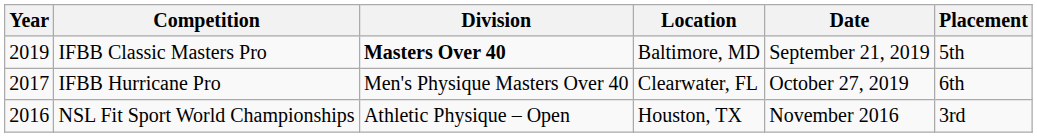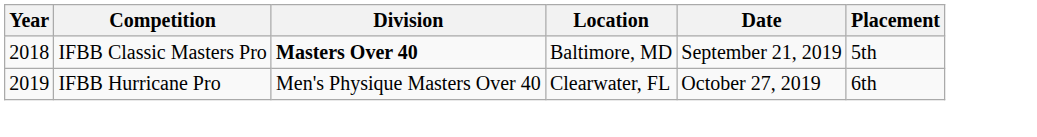(29, 52) 2019 -> (29, 52) 2018
(29, 83) 2017 -> (29, 83) 2019
- row: (207, 115)
